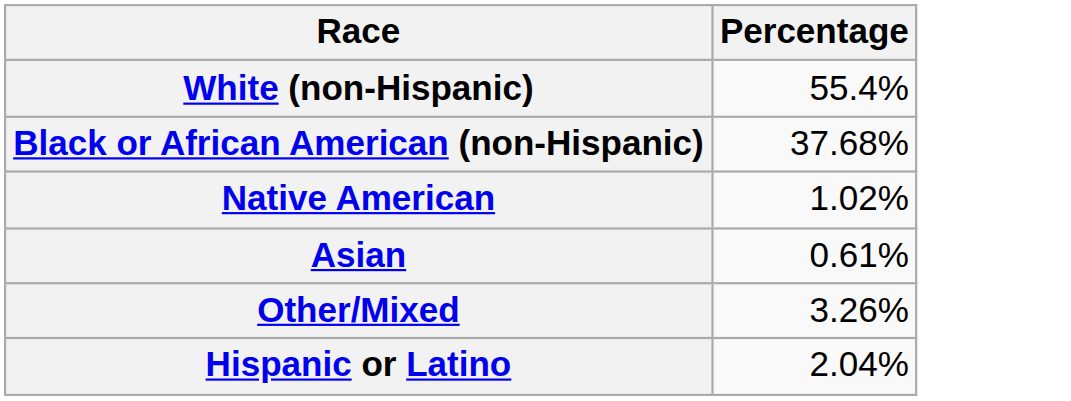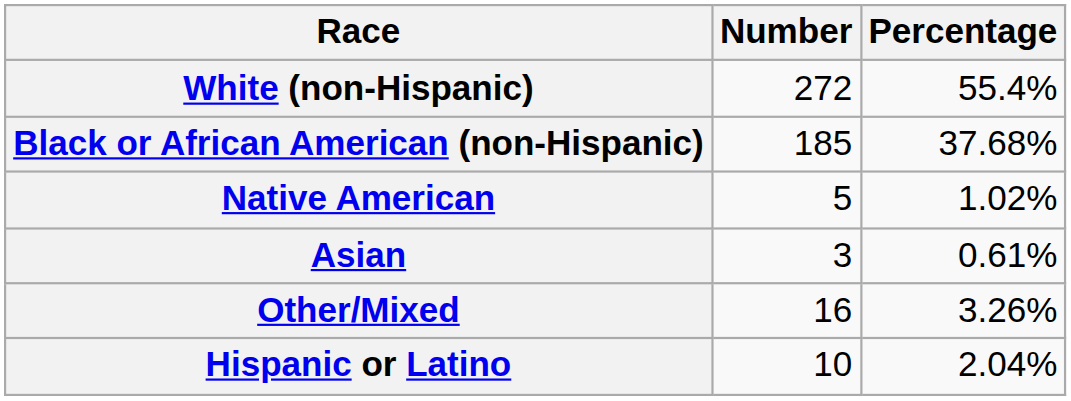+ column: (786, 32)
